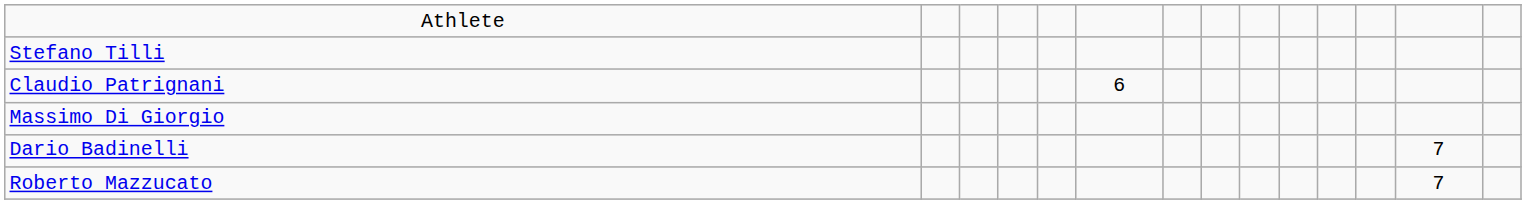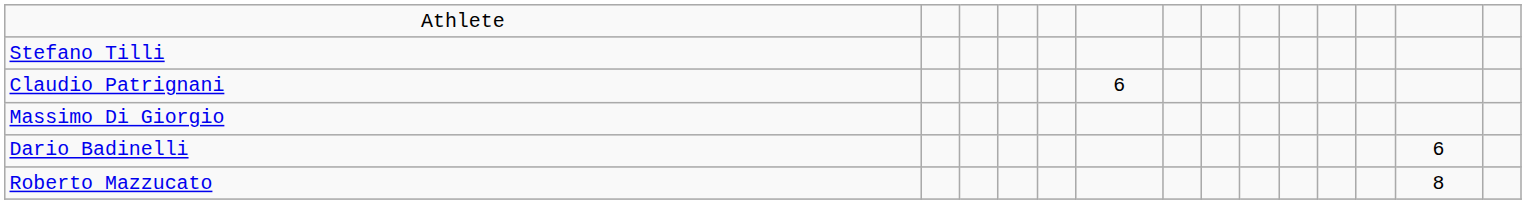(1439, 151) 7 -> (1439, 151) 6
(1439, 183) 7 -> (1439, 183) 8
